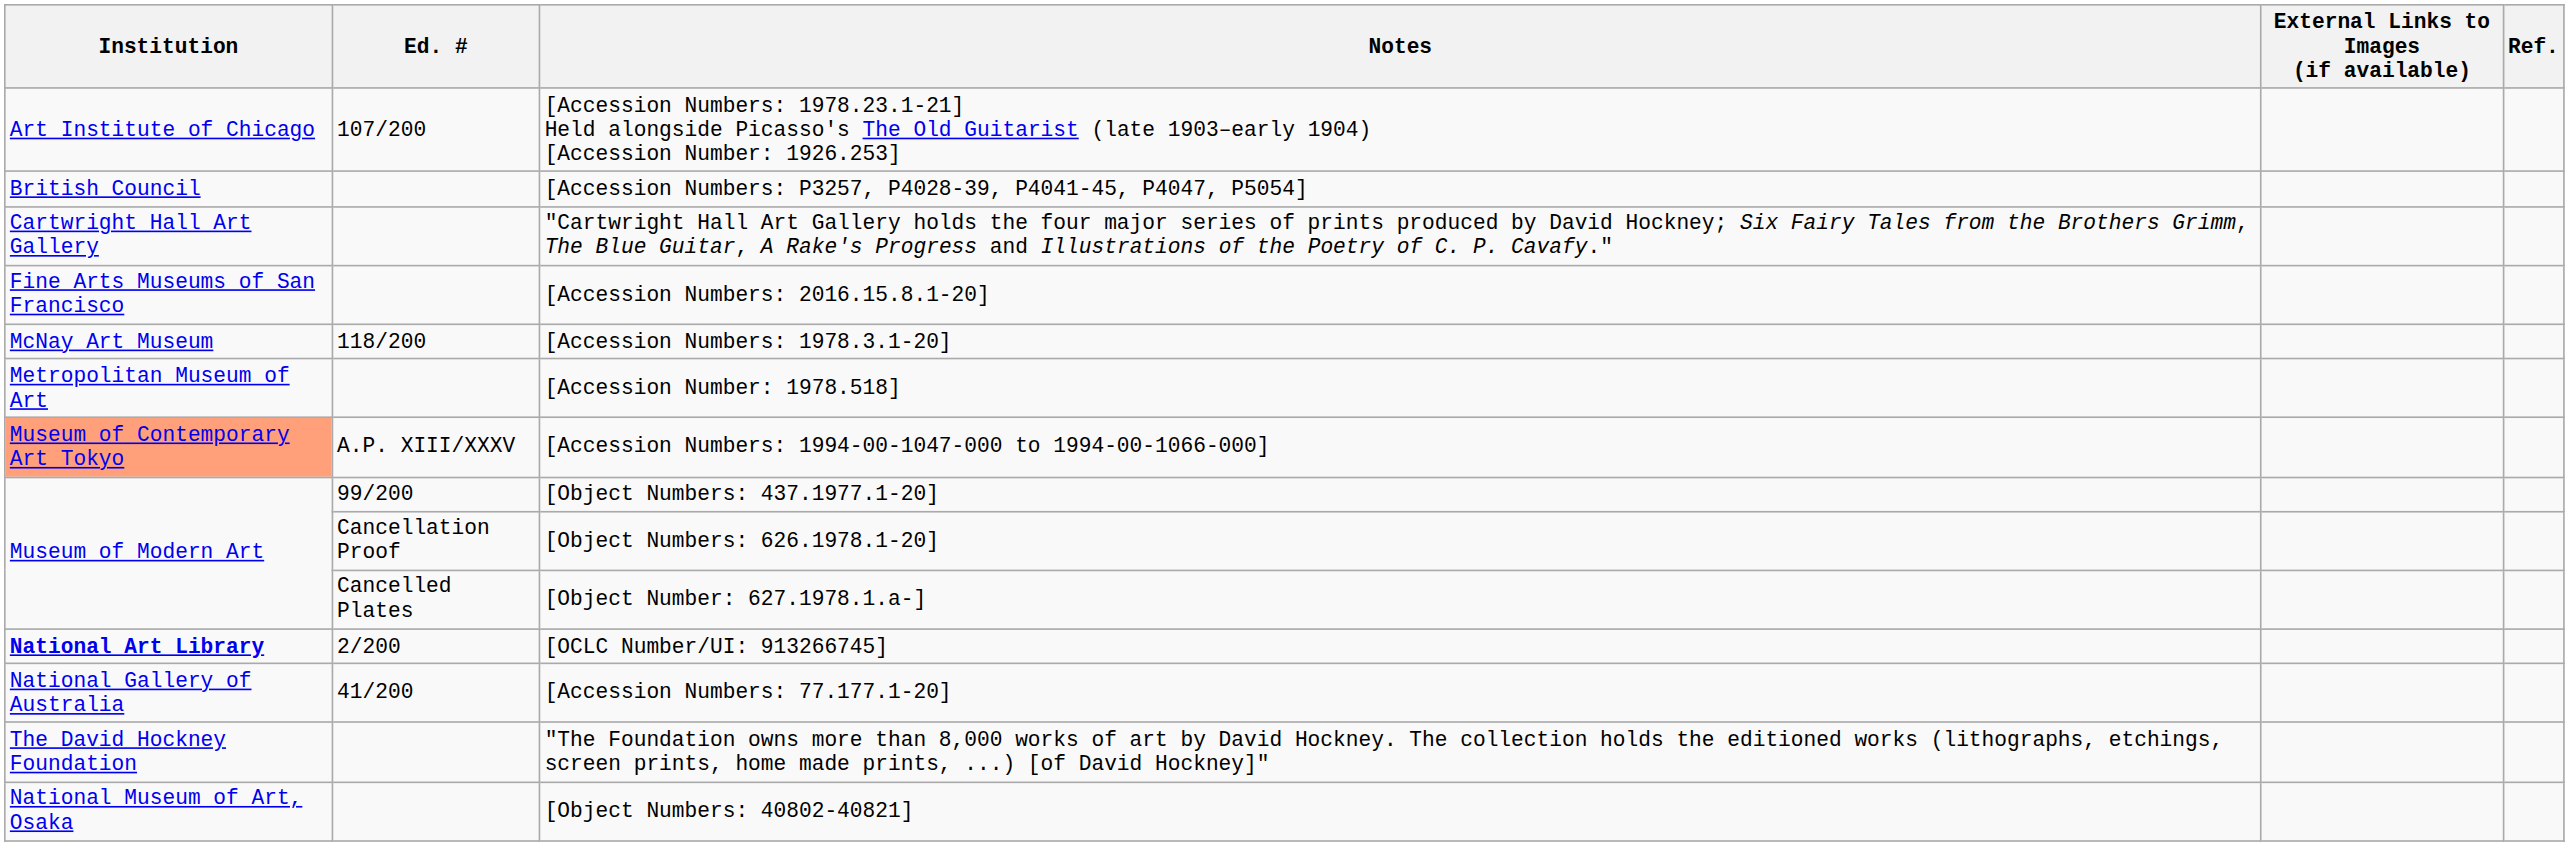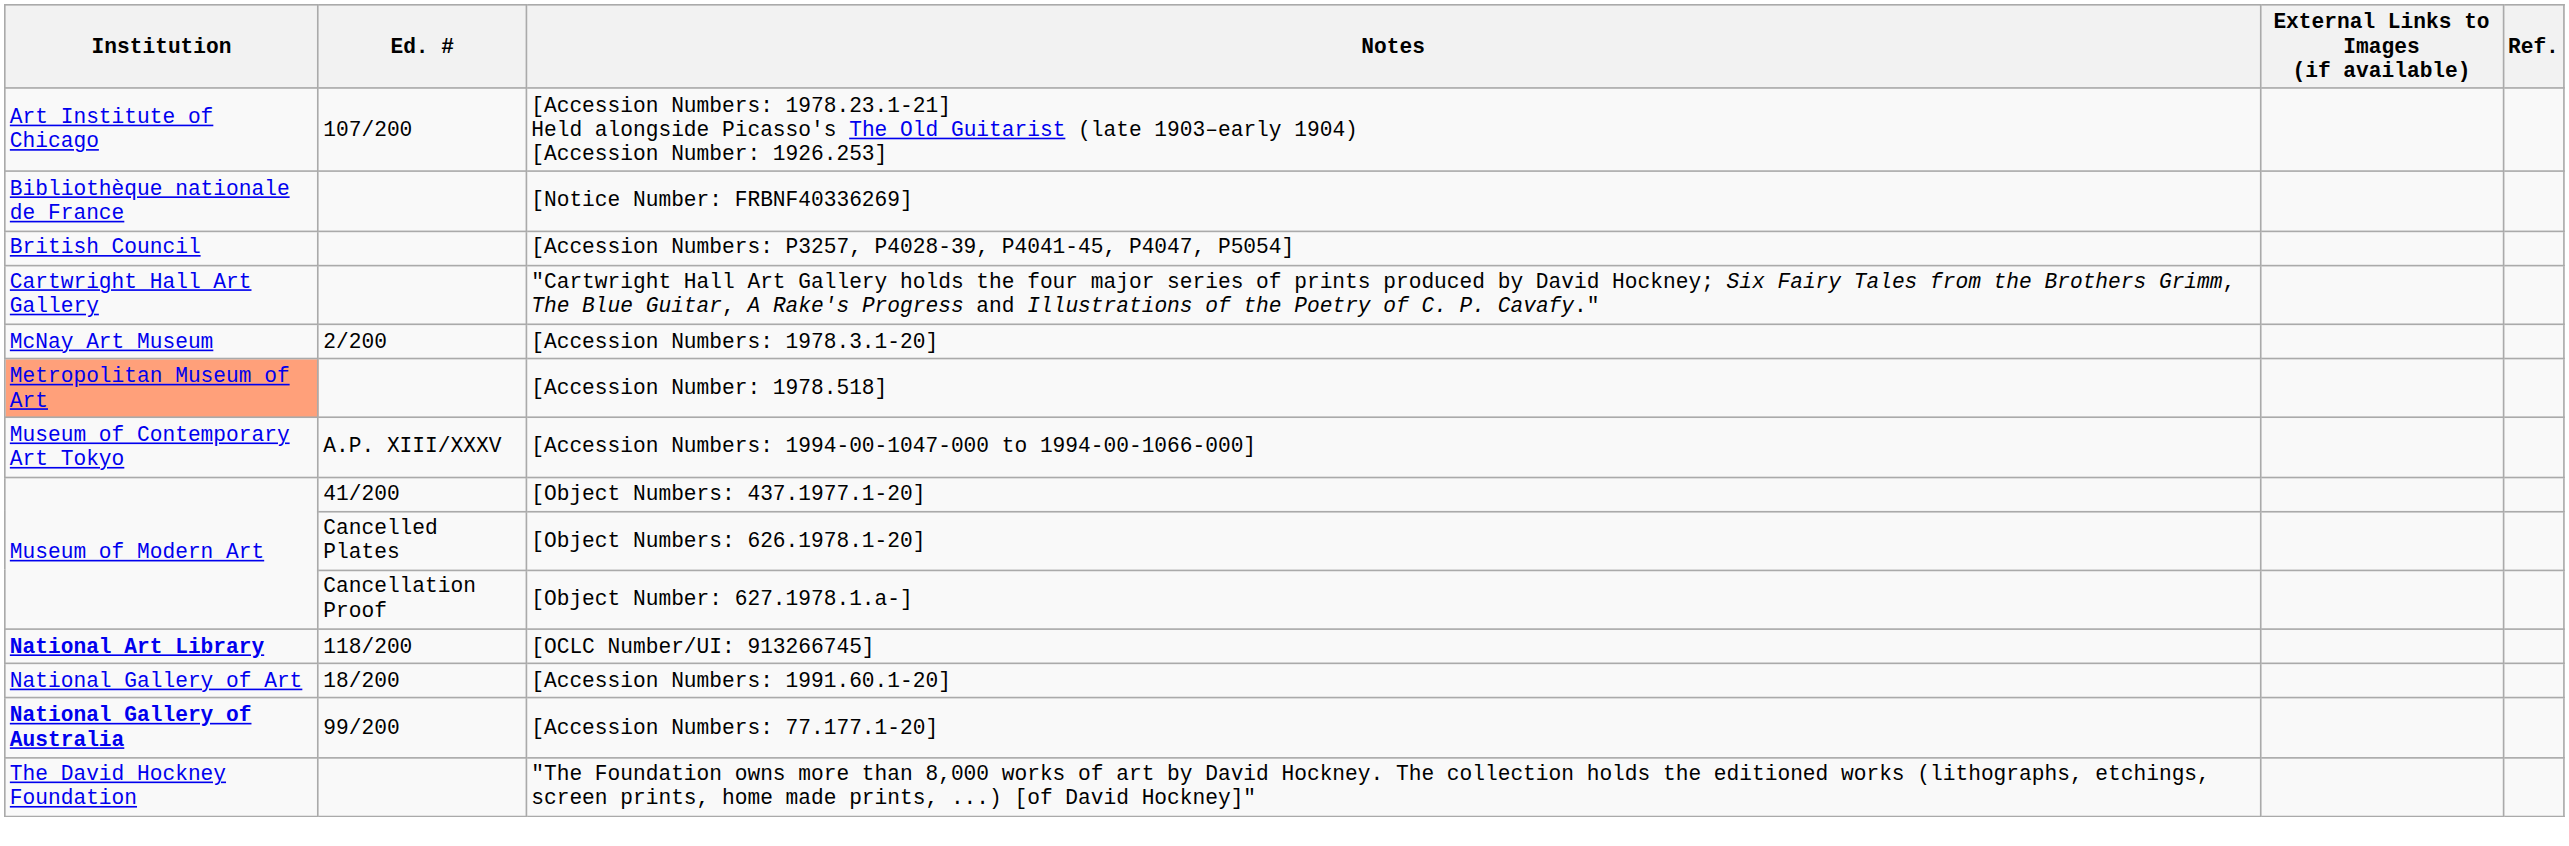+ row: (722, 201)
- row: (767, 295)
(382, 341) 118/200 -> (355, 341) 2/200
(150, 388) no background -> (150, 388) lightsalmon background
(150, 447) lightsalmon background -> (150, 447) no background
(375, 494) 99/200 -> (361, 494) 41/200
(413, 541) Cancellation Proof -> (381, 541) Cancelled Plates
(394, 600) Cancelled Plates -> (400, 600) Cancellation Proof
(369, 646) 2/200 -> (368, 646) 118/200
+ row: (741, 681)
(131, 693) normal -> (131, 728) bold
(375, 693) 41/200 -> (361, 728) 99/200
- row: (729, 811)
